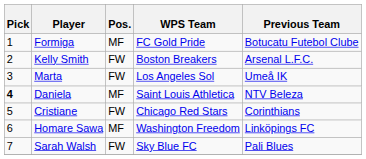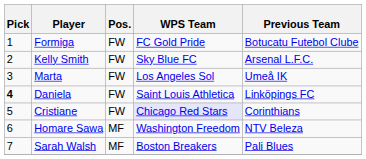(116, 42) MF -> (117, 42) FW
(176, 59) Boston Breakers -> (166, 59) Sky Blue FC
(116, 94) MF -> (117, 94) FW
(274, 94) NTV Beleza -> (280, 94) Linköpings FC
(182, 111) no background -> (182, 111) lavender background
(280, 128) Linköpings FC -> (274, 128) NTV Beleza
(117, 146) FW -> (116, 146) MF
(166, 146) Sky Blue FC -> (176, 146) Boston Breakers
